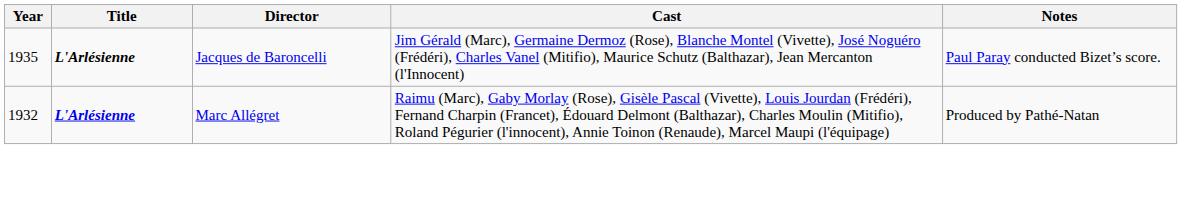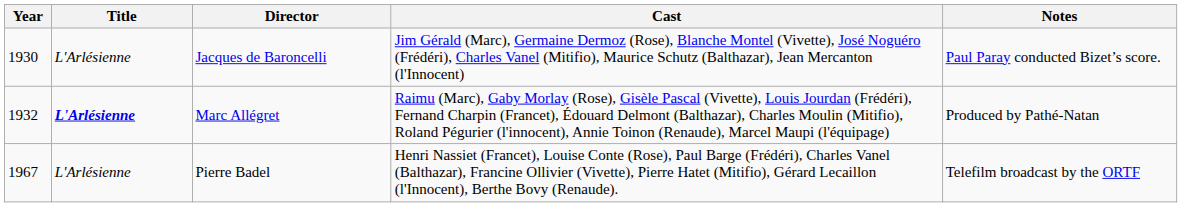(23, 57) 1935 -> (23, 57) 1930
(95, 57) bold -> (93, 57) normal
+ row: (233, 172)
